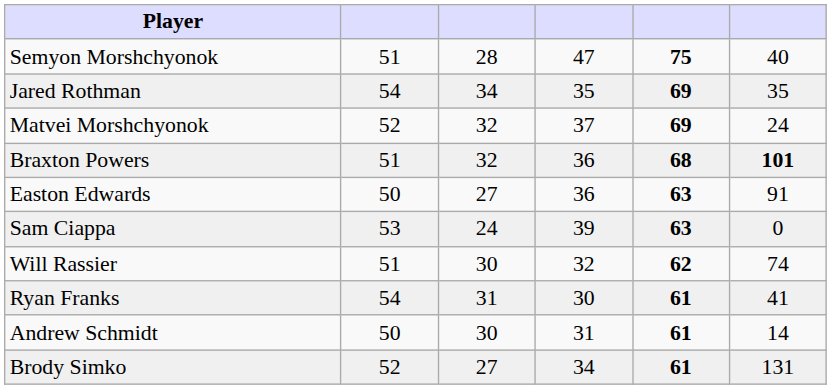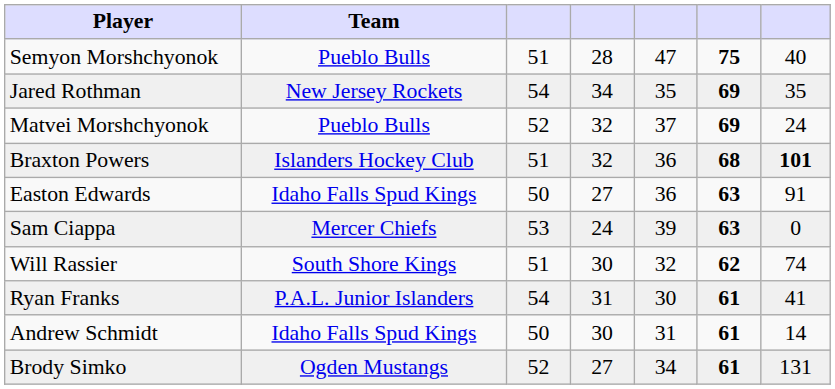+ column: (374, 21)
